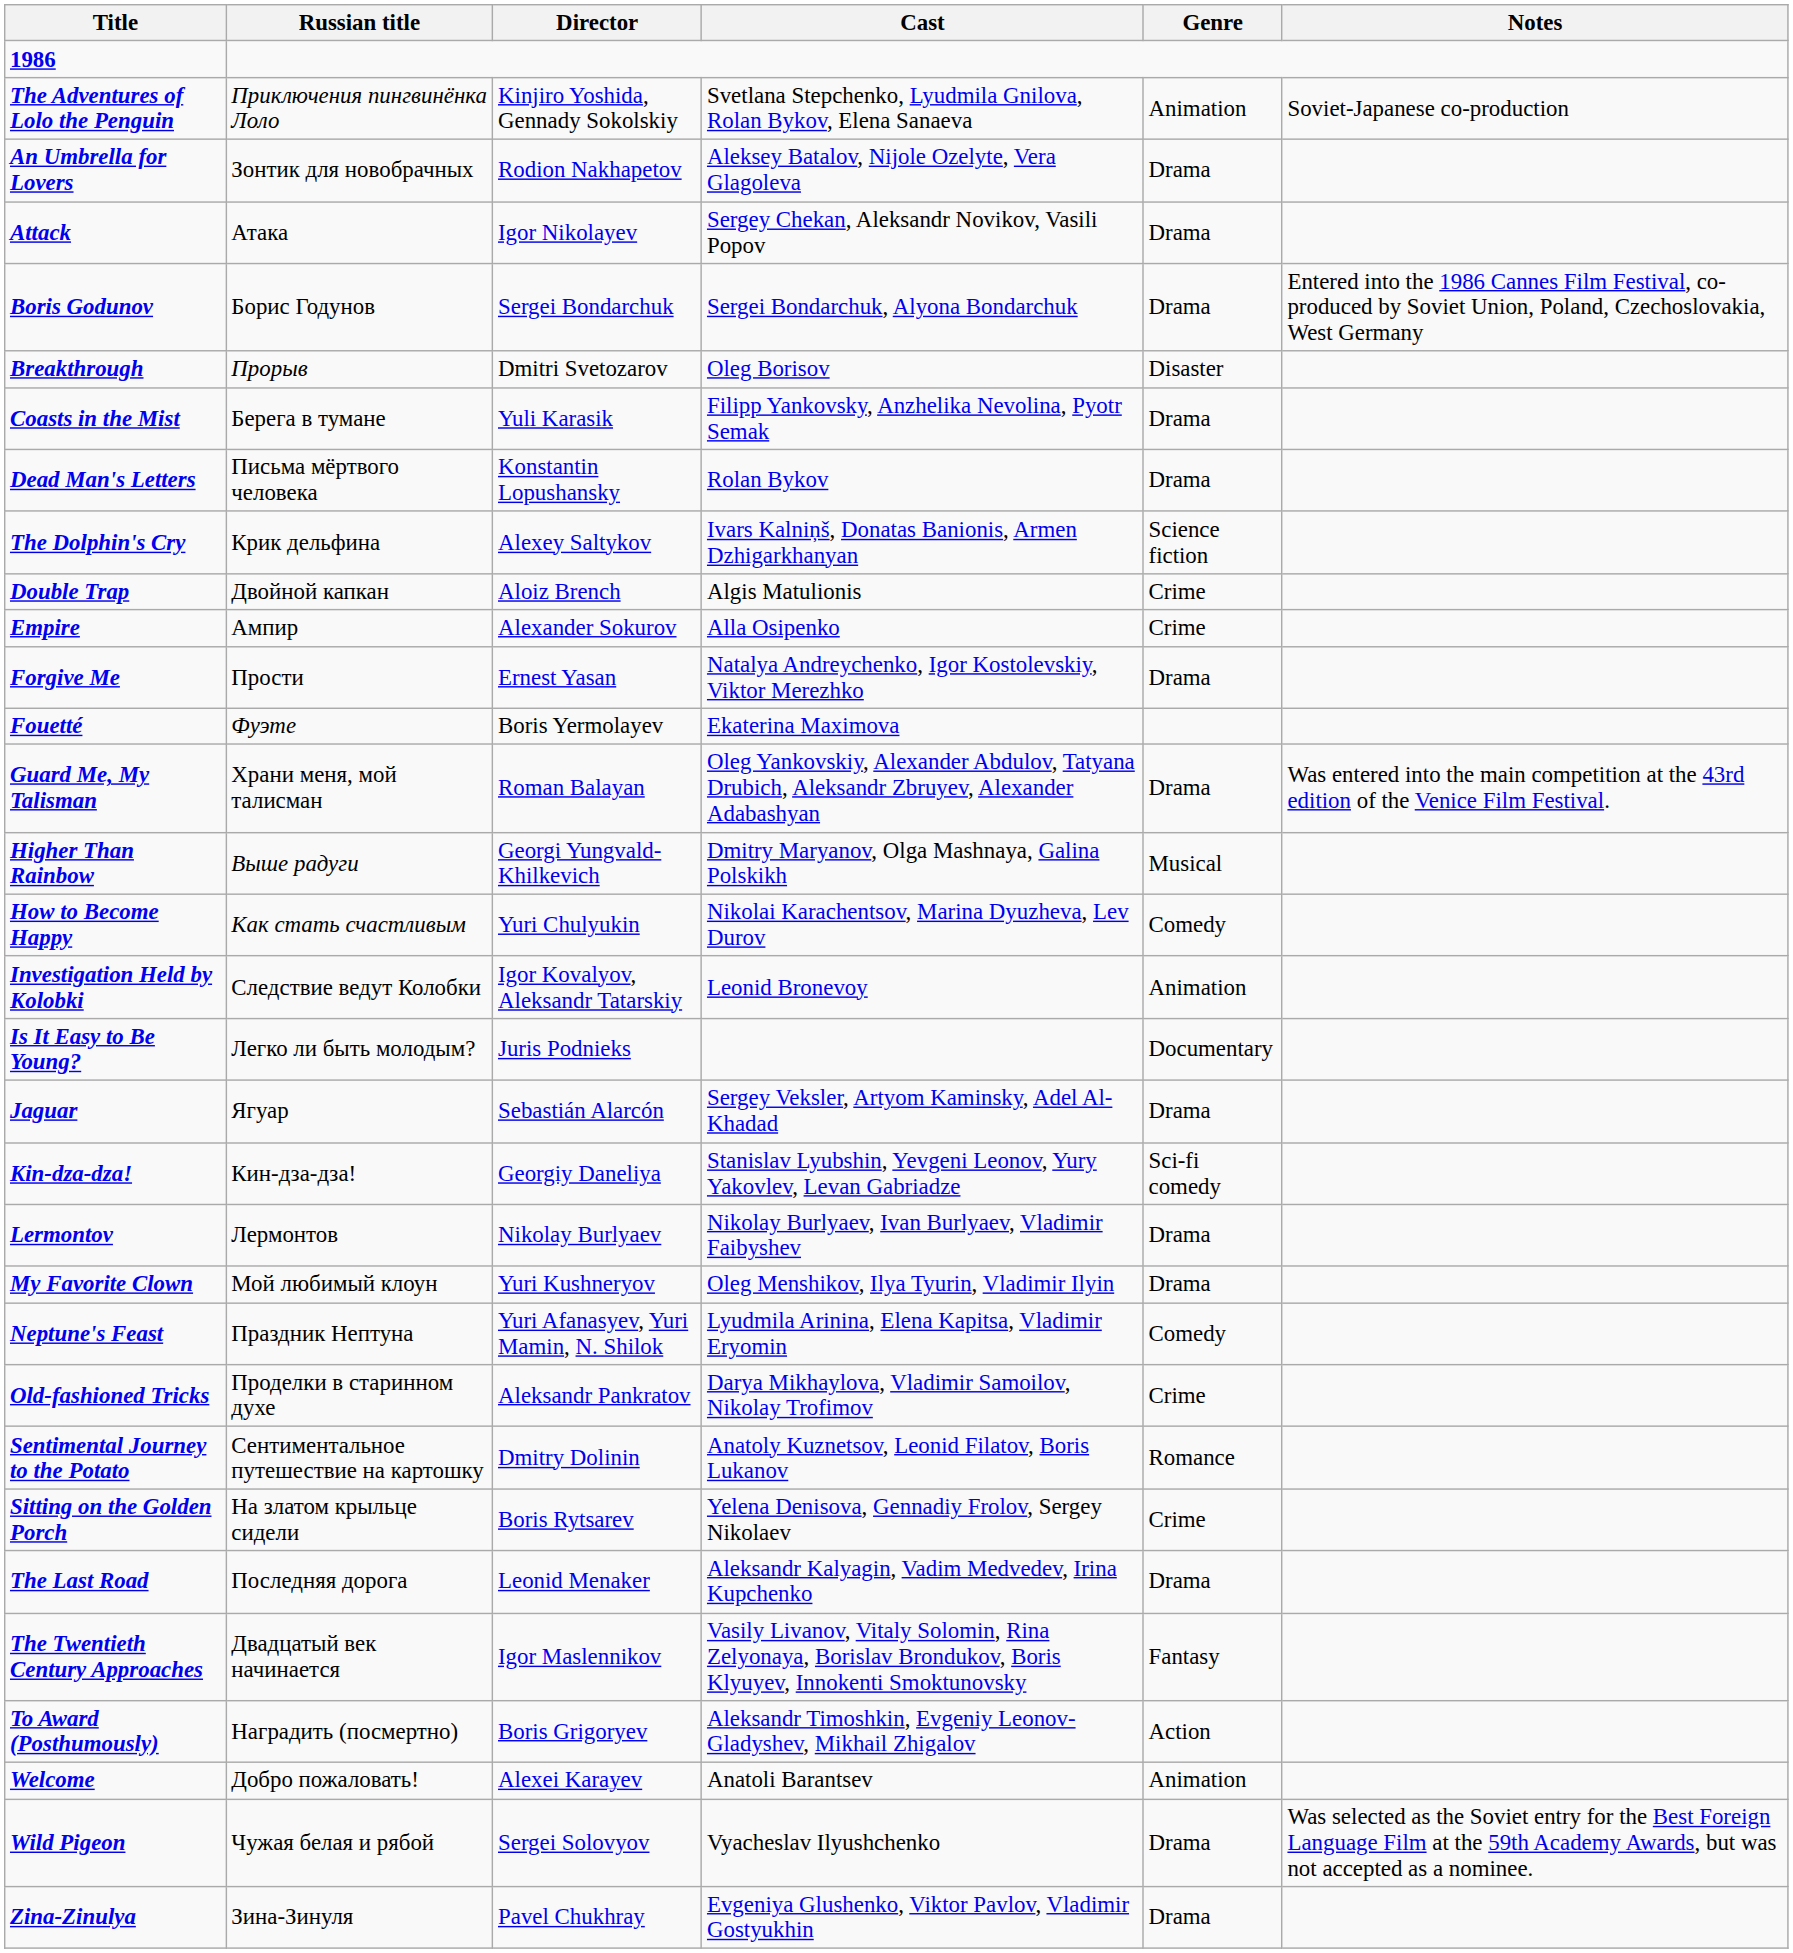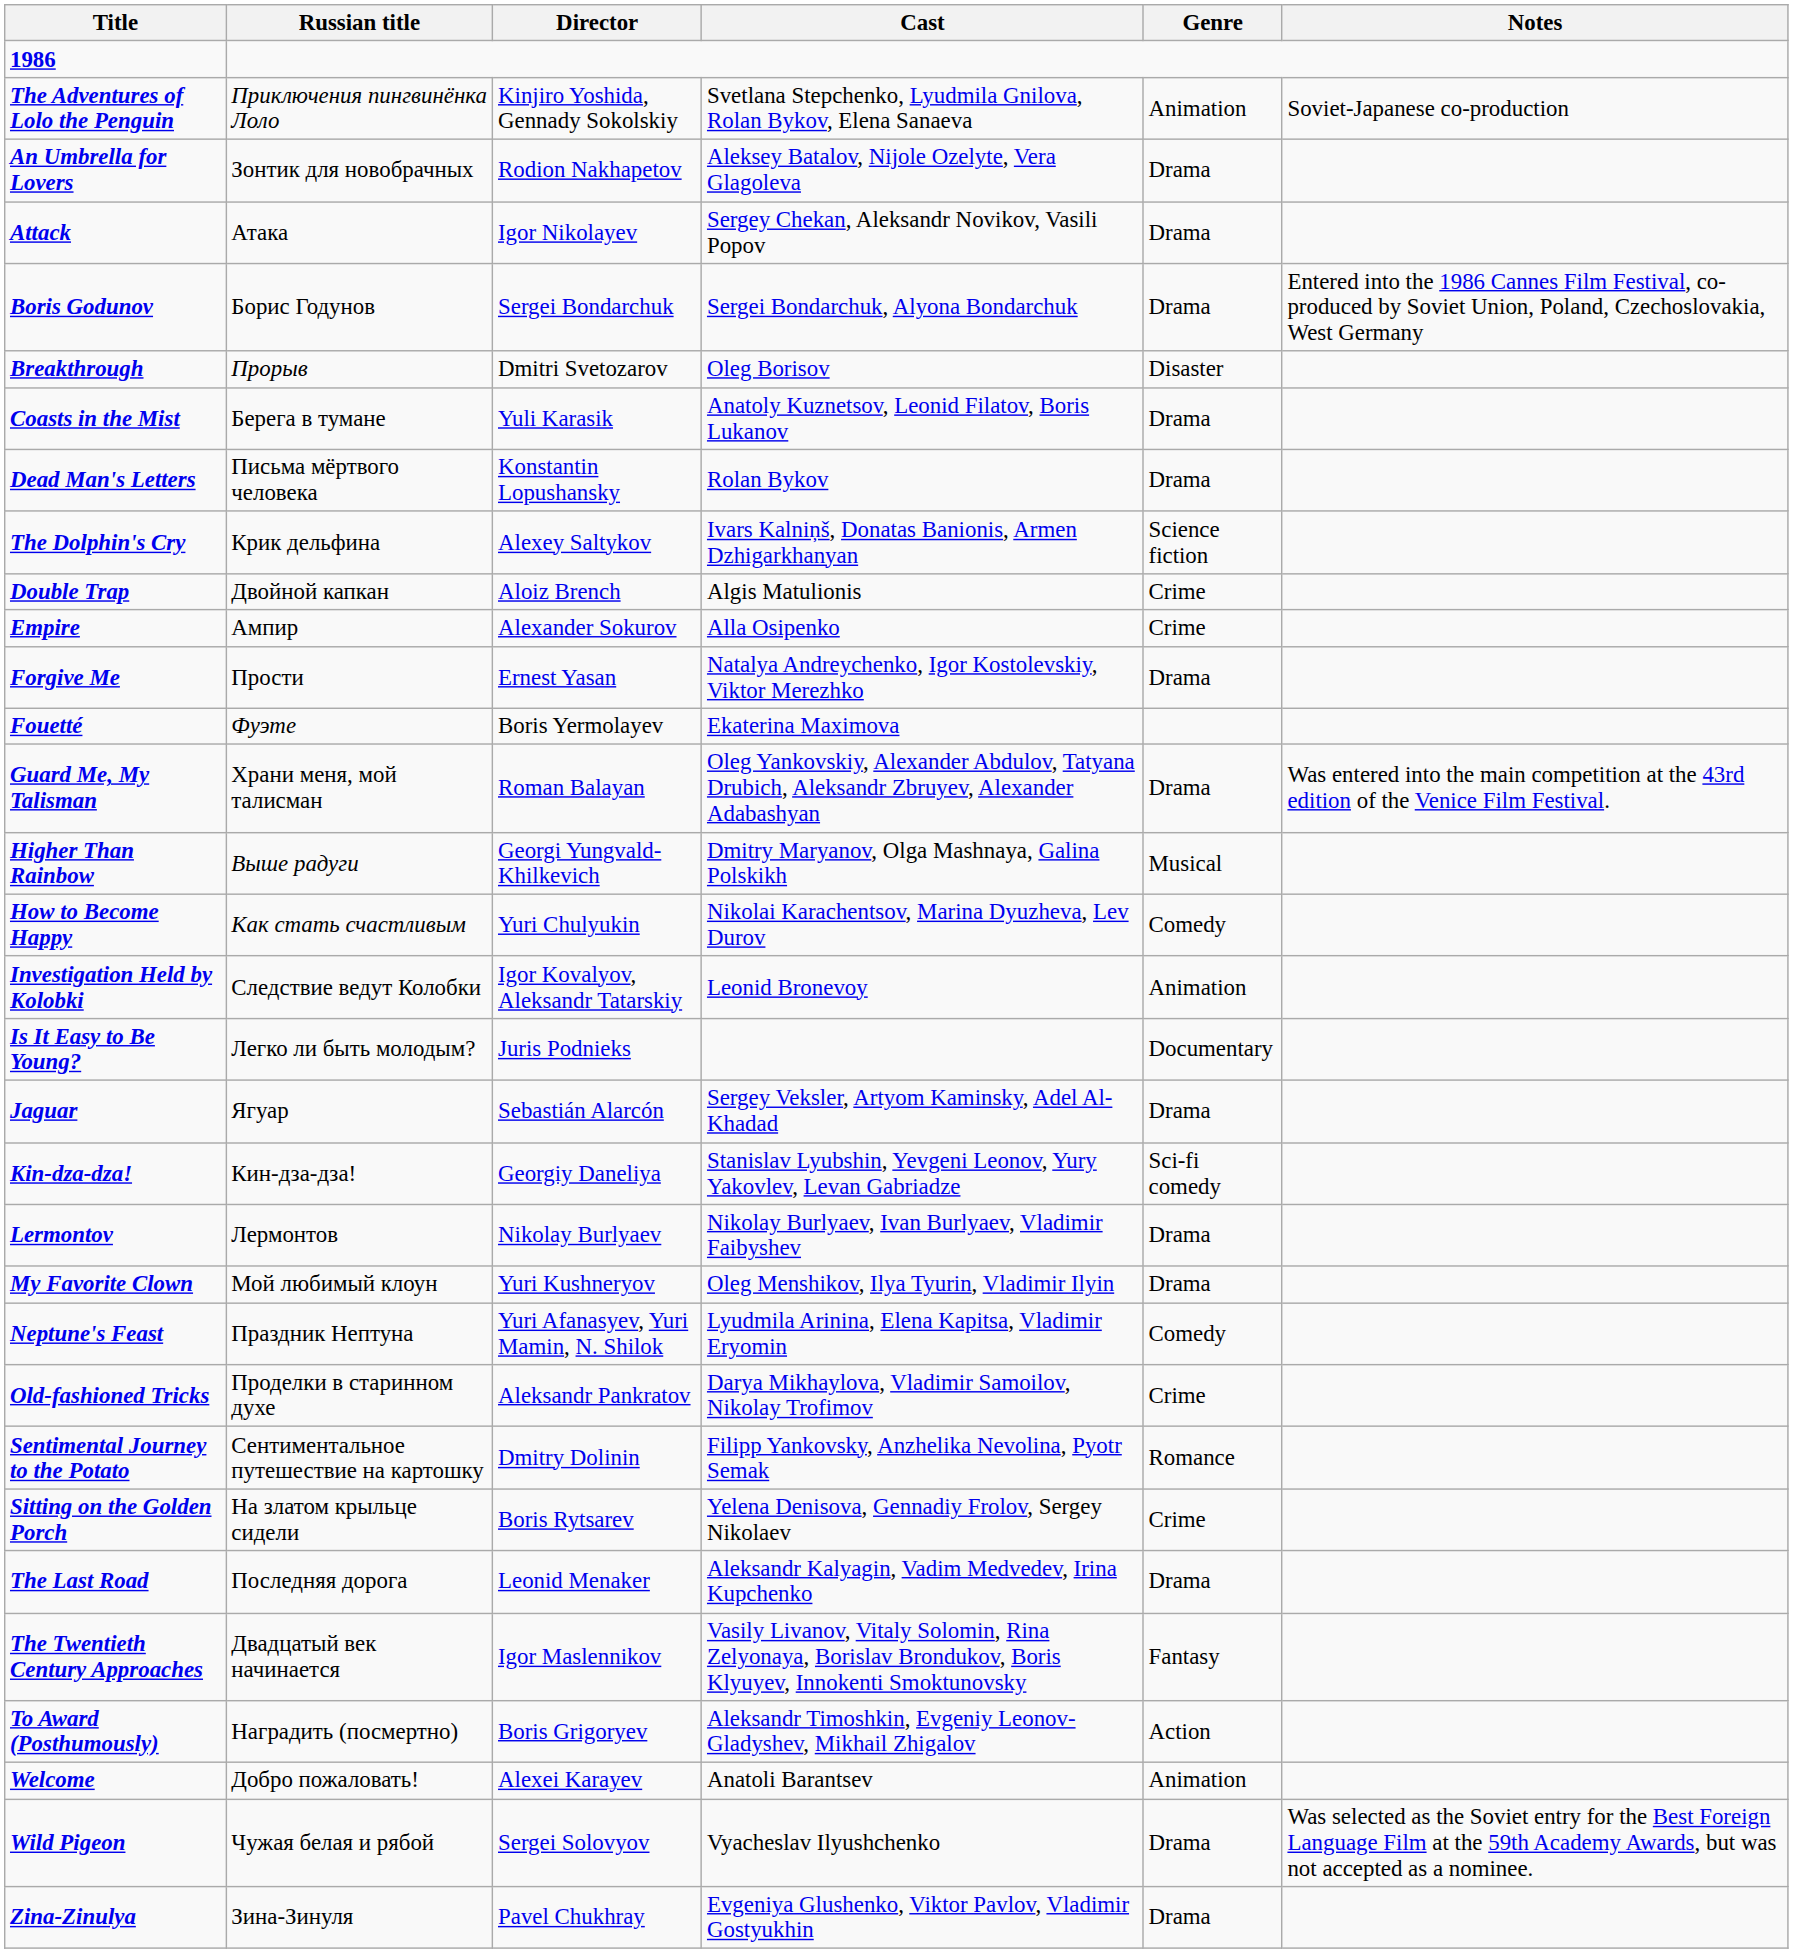(914, 418) Filipp Yankovsky, Anzhelika Nevolina, Pyotr Semak -> (898, 418) Anatoly Kuznetsov, Leonid Filatov, Boris Lukanov
(898, 1457) Anatoly Kuznetsov, Leonid Filatov, Boris Lukanov -> (914, 1457) Filipp Yankovsky, Anzhelika Nevolina, Pyotr Semak
